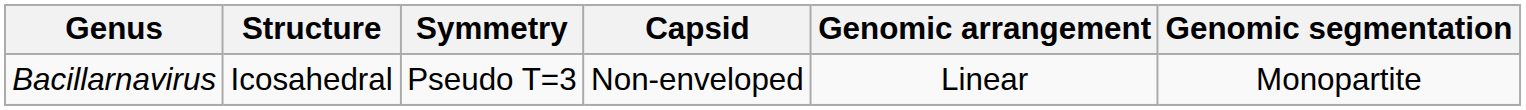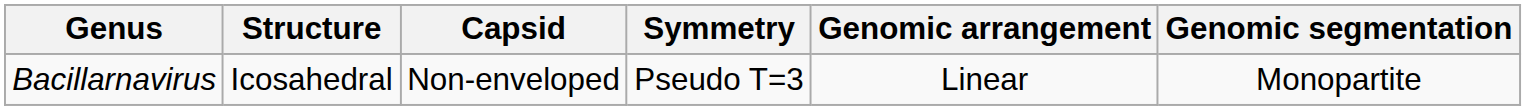columns swapped: (492, 29) <-> (697, 29)
